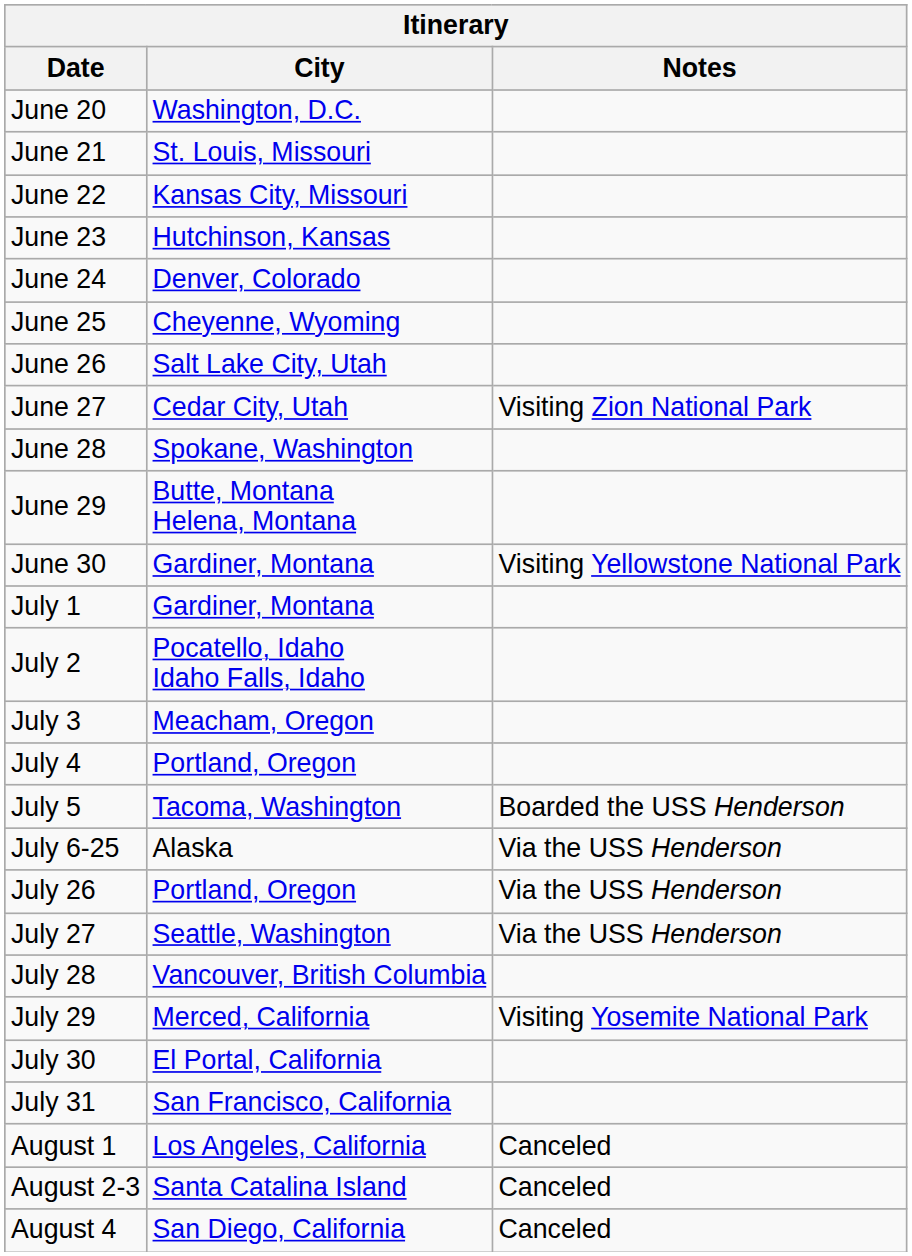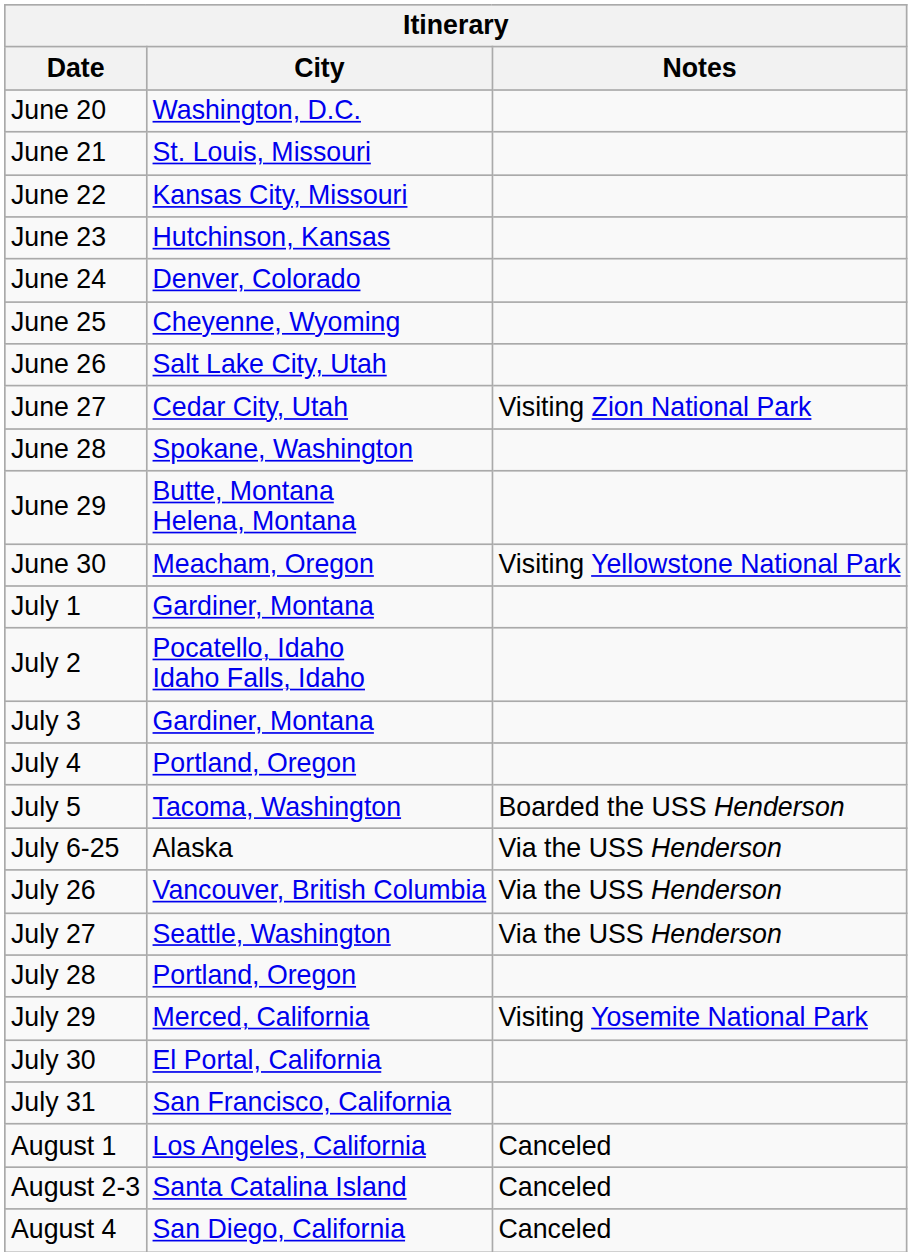(263, 564) Gardiner, Montana -> (263, 564) Meacham, Oregon
(263, 721) Meacham, Oregon -> (263, 721) Gardiner, Montana
(254, 890) Portland, Oregon -> (319, 890) Vancouver, British Columbia
(319, 975) Vancouver, British Columbia -> (254, 975) Portland, Oregon
